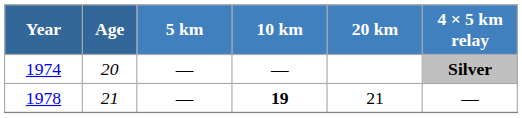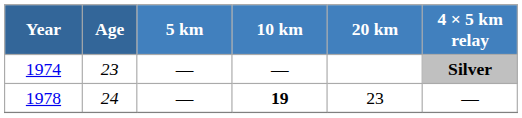(110, 69) 20 -> (110, 69) 23
(110, 98) 21 -> (110, 98) 24
(375, 98) 21 -> (375, 98) 23
